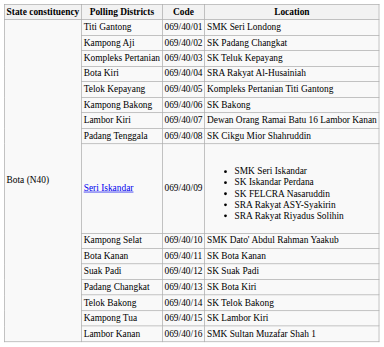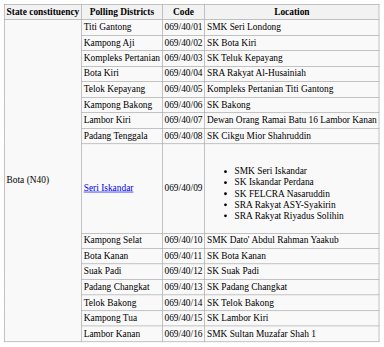(247, 42) SK Padang Changkat -> (232, 42) SK Bota Kiri
(232, 287) SK Bota Kiri -> (247, 287) SK Padang Changkat
